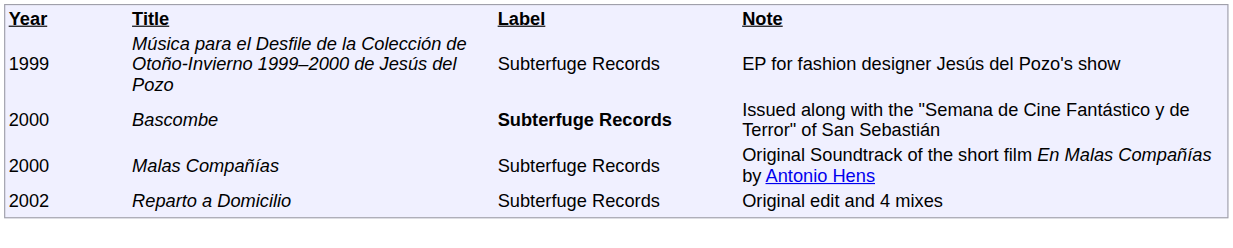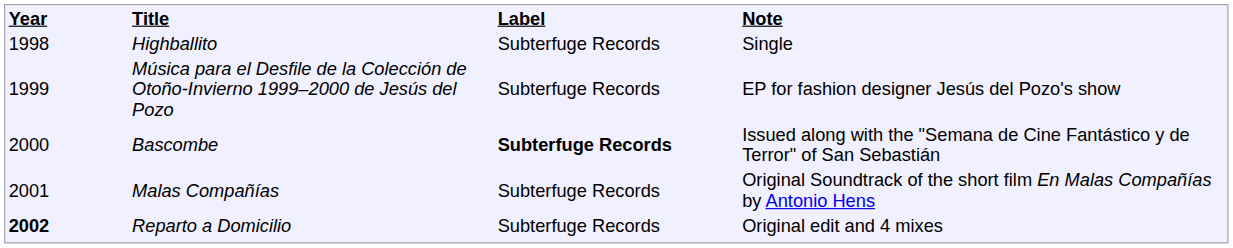+ row: (175, 43)
(29, 165) 2000 -> (29, 190) 2001
(29, 201) normal -> (29, 226) bold
